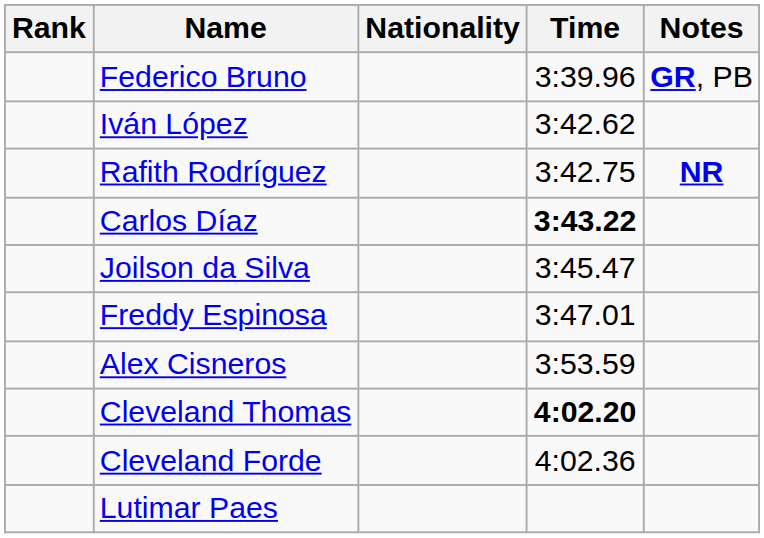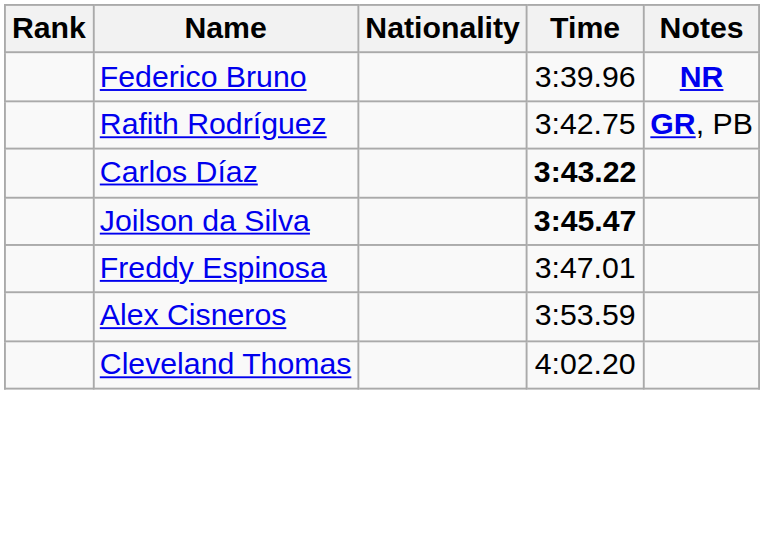(702, 76) GR, PB -> (702, 76) NR
- row: (174, 124)
(702, 172) NR -> (702, 124) GR, PB
(585, 268) normal -> (585, 220) bold
(585, 412) bold -> (585, 364) normal
- row: (211, 460)
- row: (189, 508)
